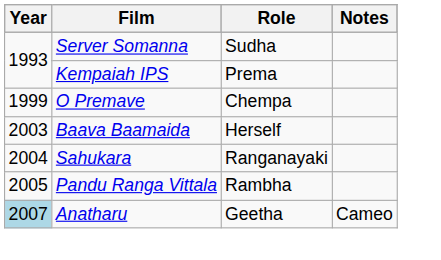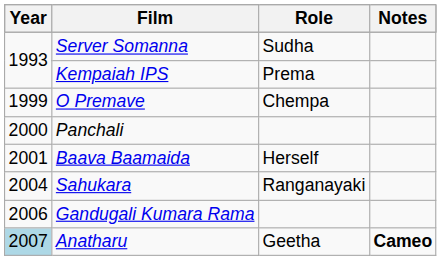+ row: (90, 130)
(28, 130) 2003 -> (28, 158) 2001
- row: (136, 185)
+ row: (155, 213)
(364, 213) normal -> (403, 241) bold
